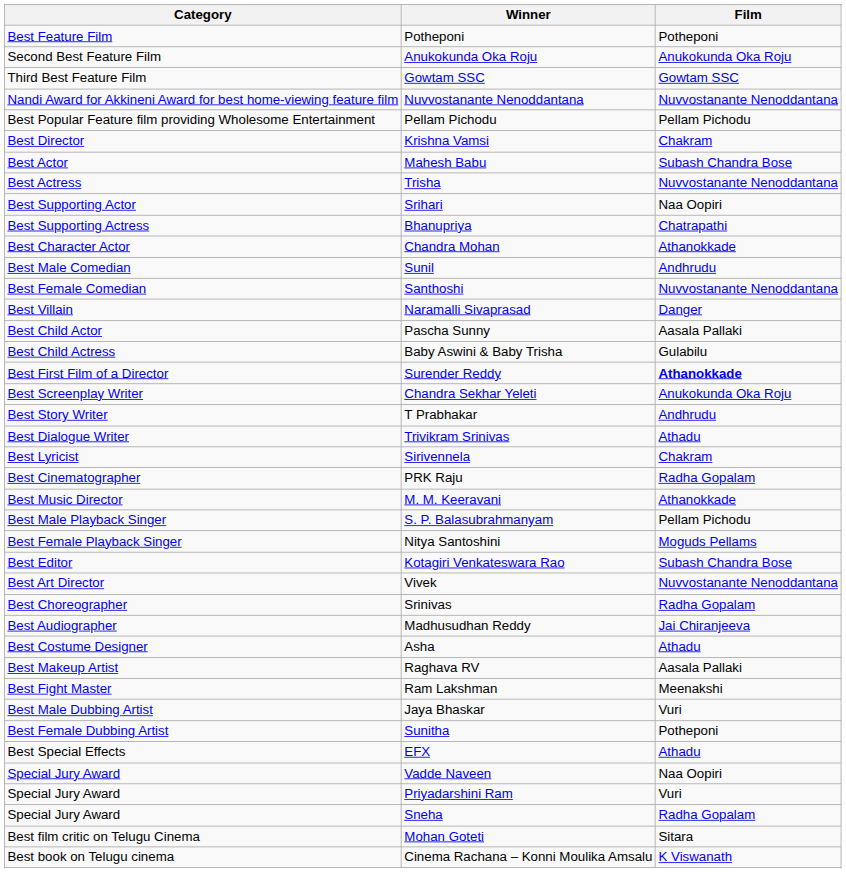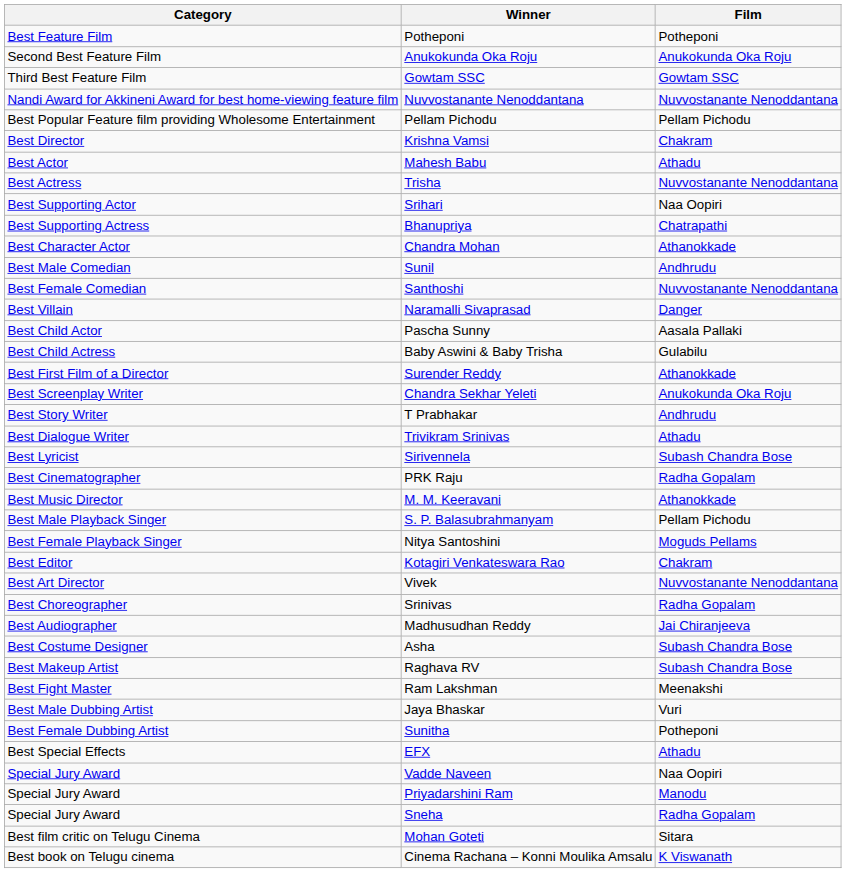(725, 162) Subash Chandra Bose -> (680, 162) Athadu
(700, 373) bold -> (697, 373) normal
(685, 457) Chakram -> (725, 457) Subash Chandra Bose
(725, 562) Subash Chandra Bose -> (685, 562) Chakram
(680, 646) Athadu -> (725, 646) Subash Chandra Bose
(700, 667) Aasala Pallaki -> (725, 667) Subash Chandra Bose
(670, 794) Vuri -> (682, 794) Manodu
